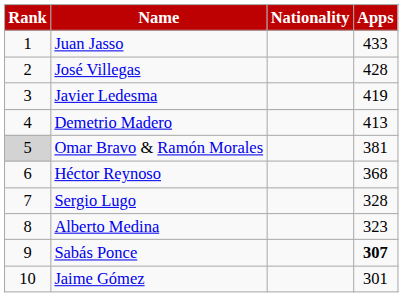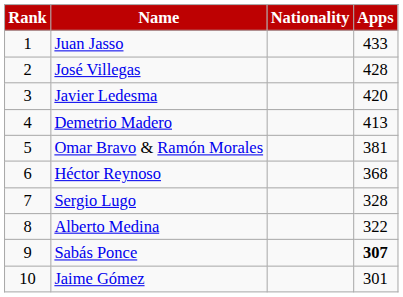(375, 95) 419 -> (375, 95) 420
(28, 148) lightgrey background -> (28, 148) no background
(375, 226) 323 -> (375, 226) 322
